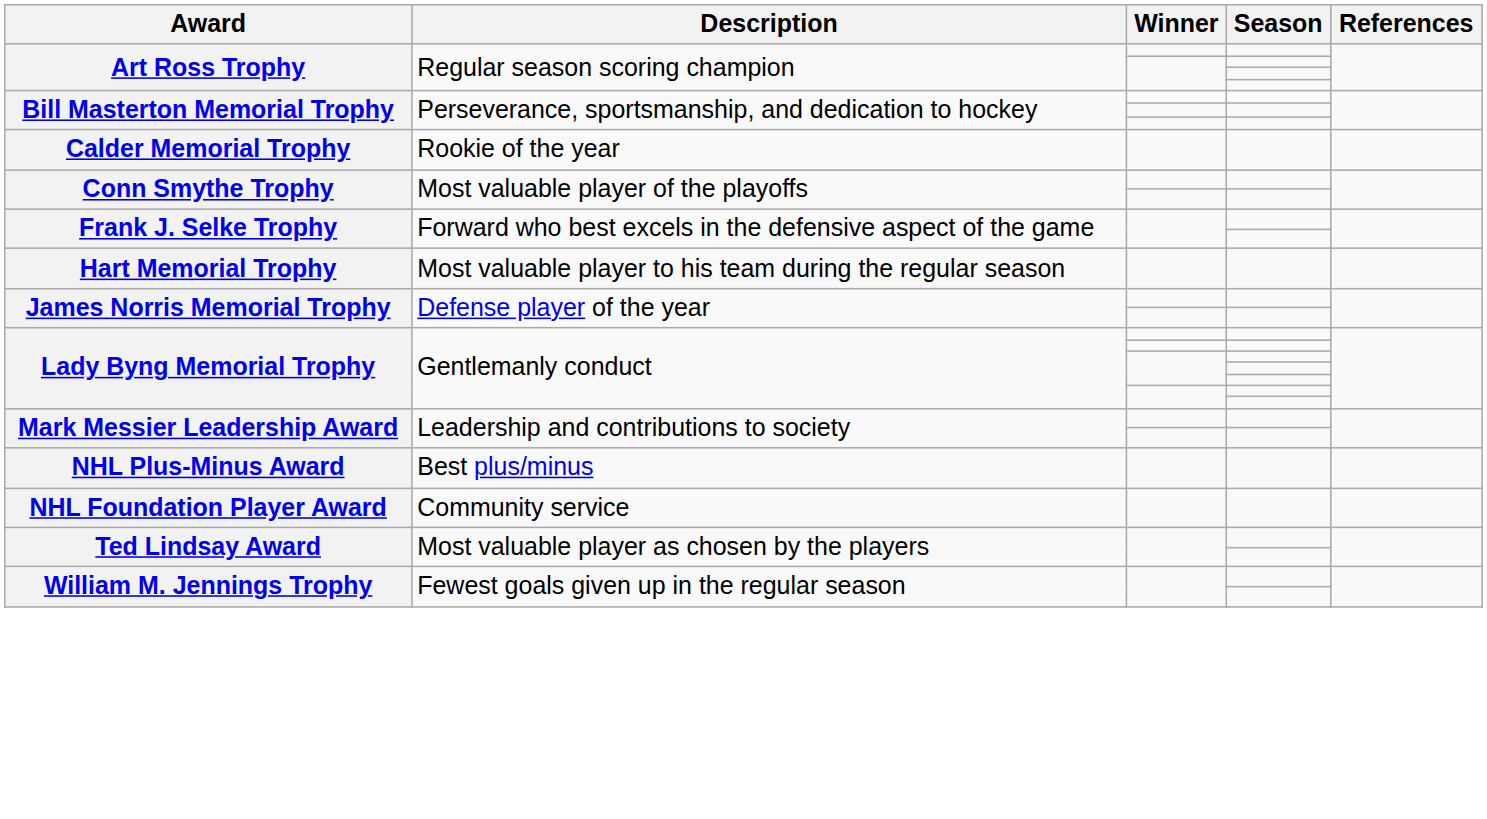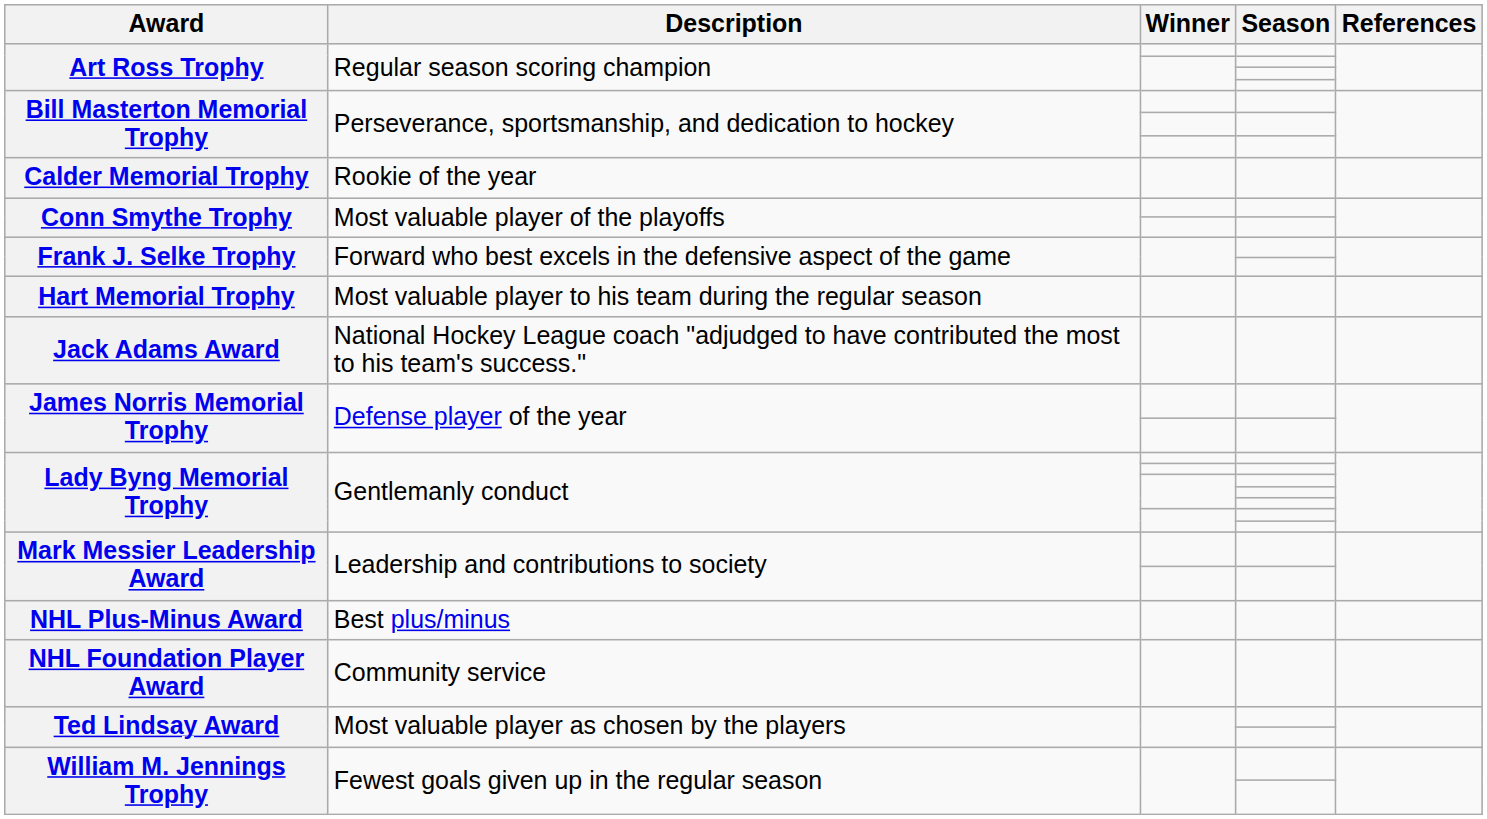+ row: (166, 349)
